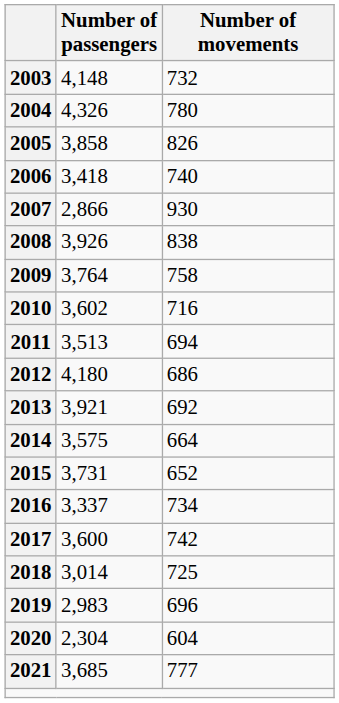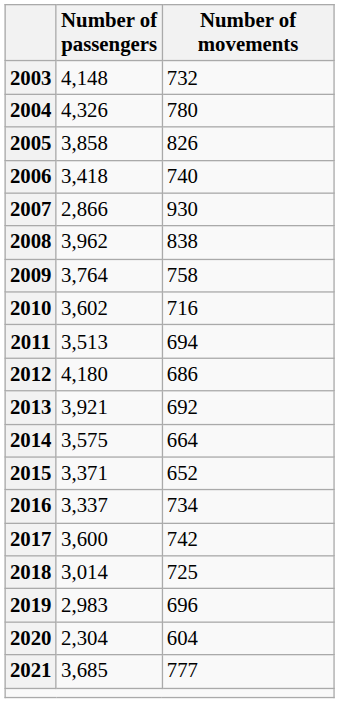(84, 242) 3,926 -> (84, 242) 3,962
(84, 473) 3,731 -> (84, 473) 3,371
